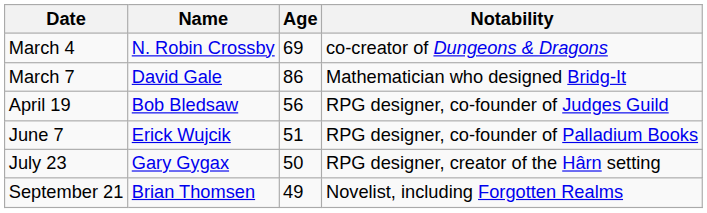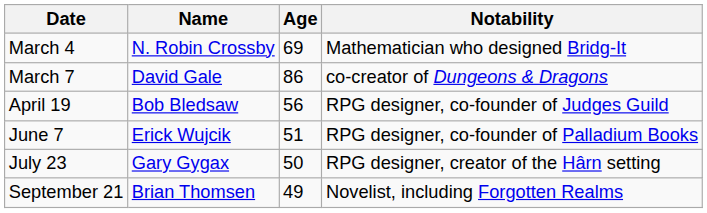(467, 47) co-creator of Dungeons & Dragons -> (476, 47) Mathematician who designed Bridg-It
(476, 76) Mathematician who designed Bridg-It -> (467, 76) co-creator of Dungeons & Dragons
